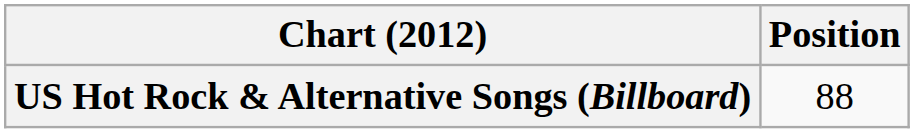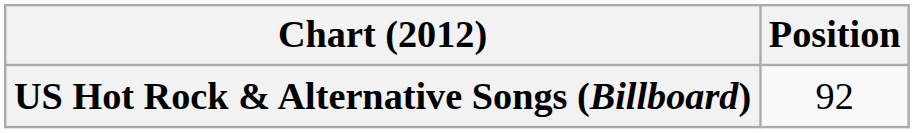(835, 95) 88 -> (835, 95) 92
